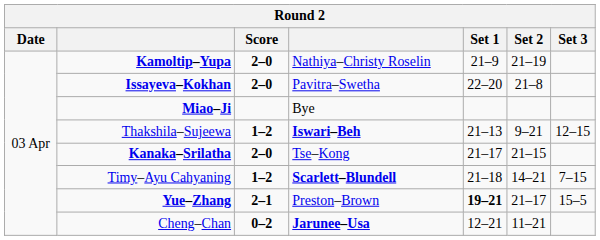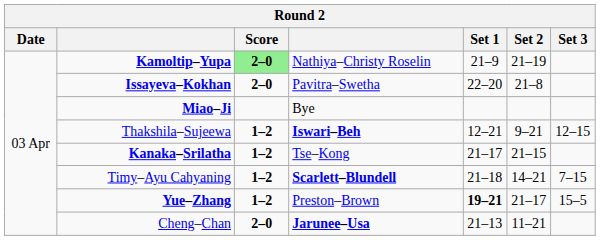(262, 62) no background -> (262, 62) lightgreen background
(485, 131) 21–13 -> (485, 131) 12–21
(262, 154) 2–0 -> (262, 154) 1–2
(262, 200) 2–1 -> (262, 200) 1–2
(262, 223) 0–2 -> (262, 223) 2–0
(485, 223) 12–21 -> (485, 223) 21–13
